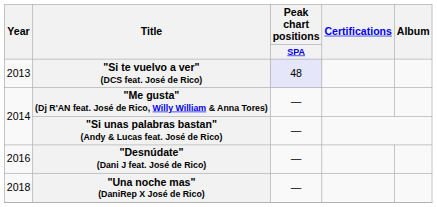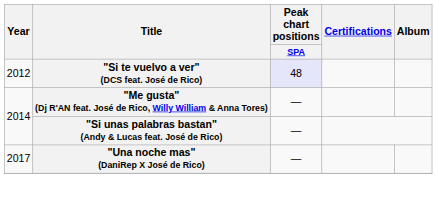(19, 73) 2013 -> (19, 73) 2012
- row: (151, 159)
(19, 187) 2018 -> (19, 159) 2017
